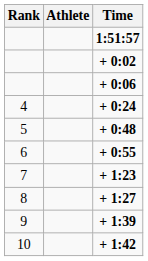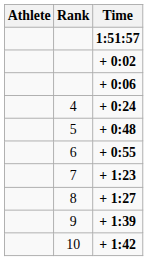columns swapped: (24, 16) <-> (68, 16)
